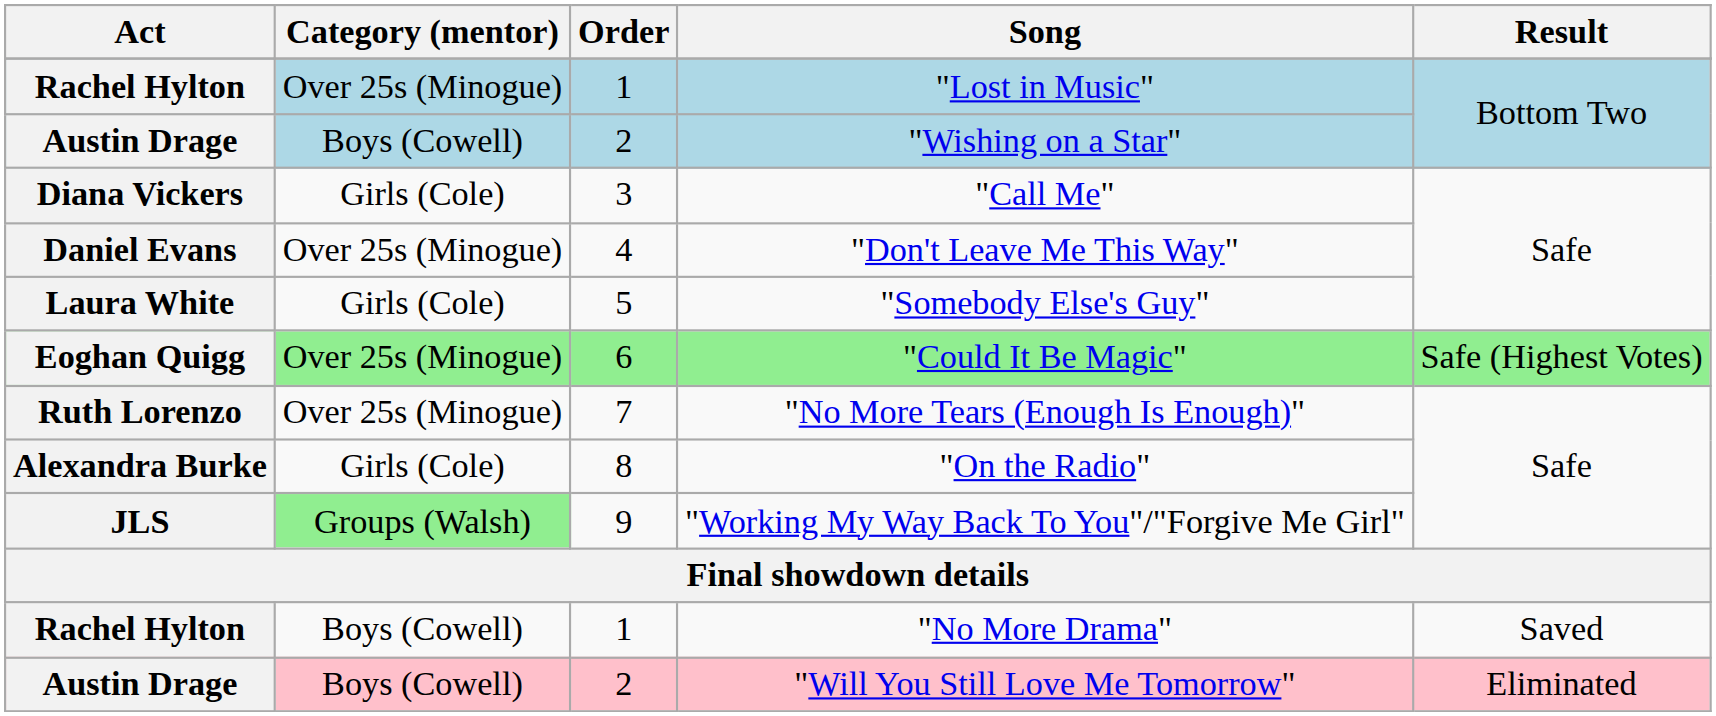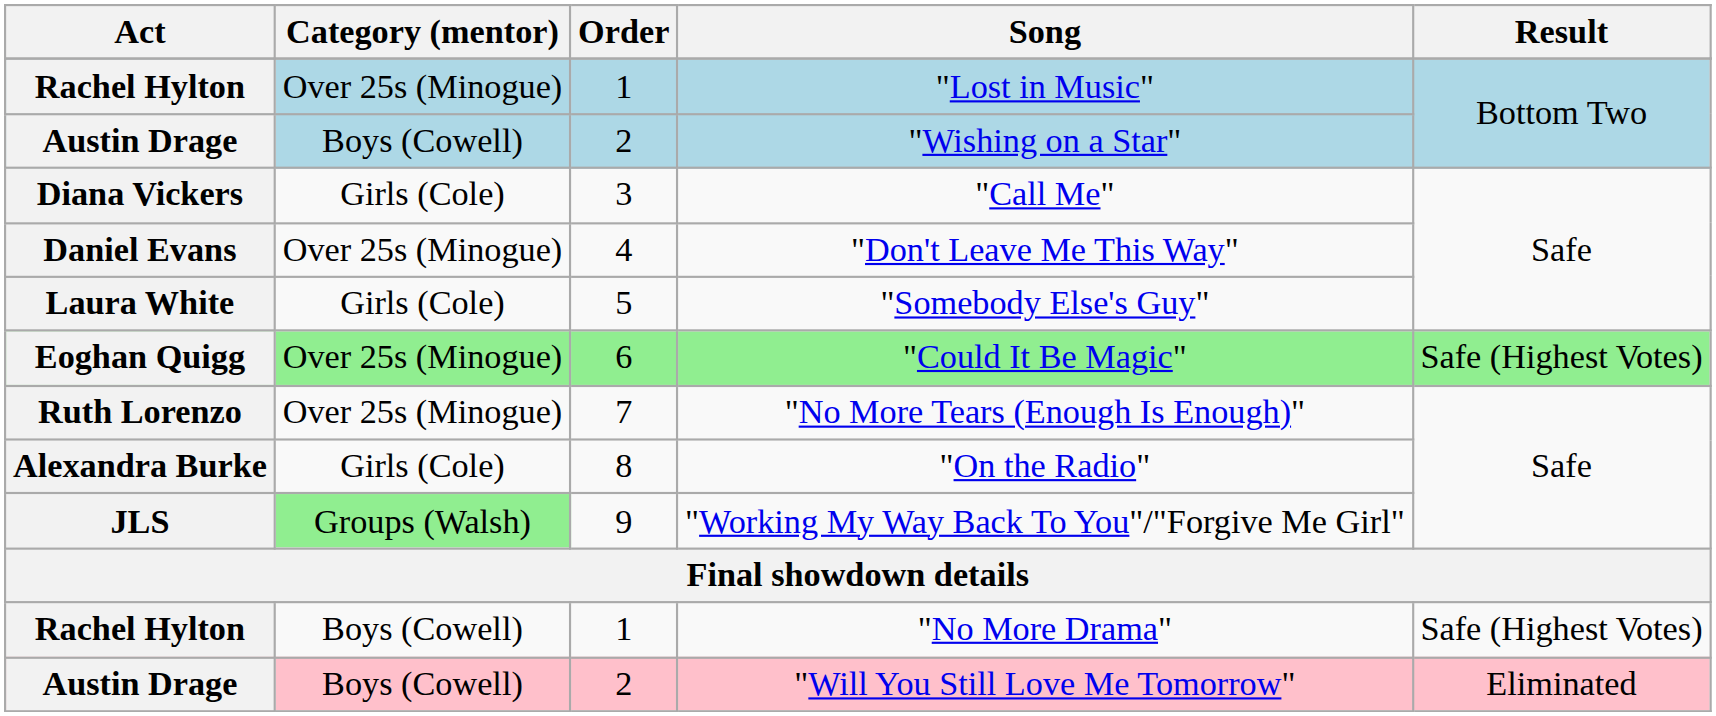(1561, 628) Saved -> (1561, 628) Safe (Highest Votes)
